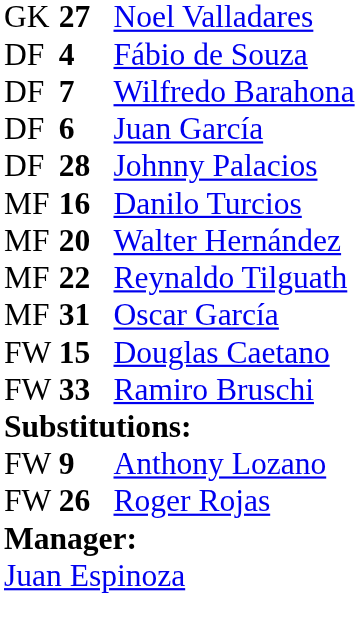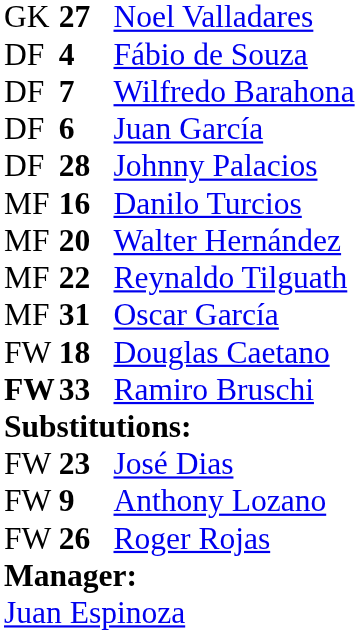(75, 352) 15 -> (75, 352) 18
(28, 389) normal -> (29, 389) bold
+ row: (173, 463)
